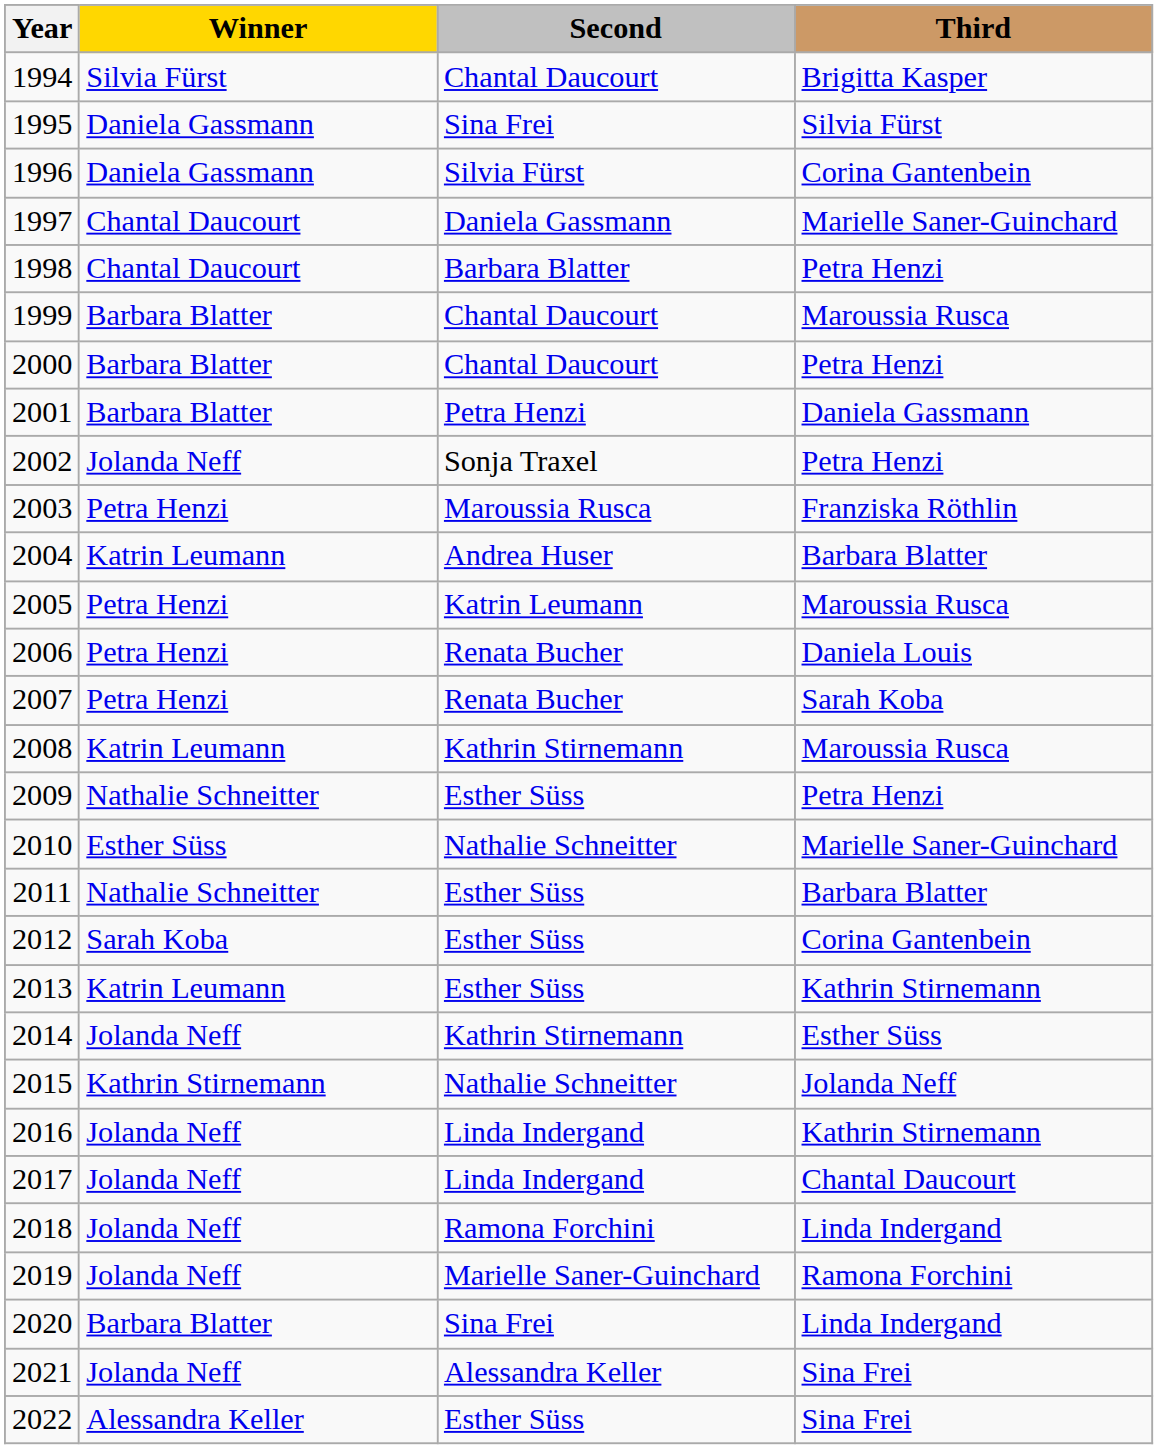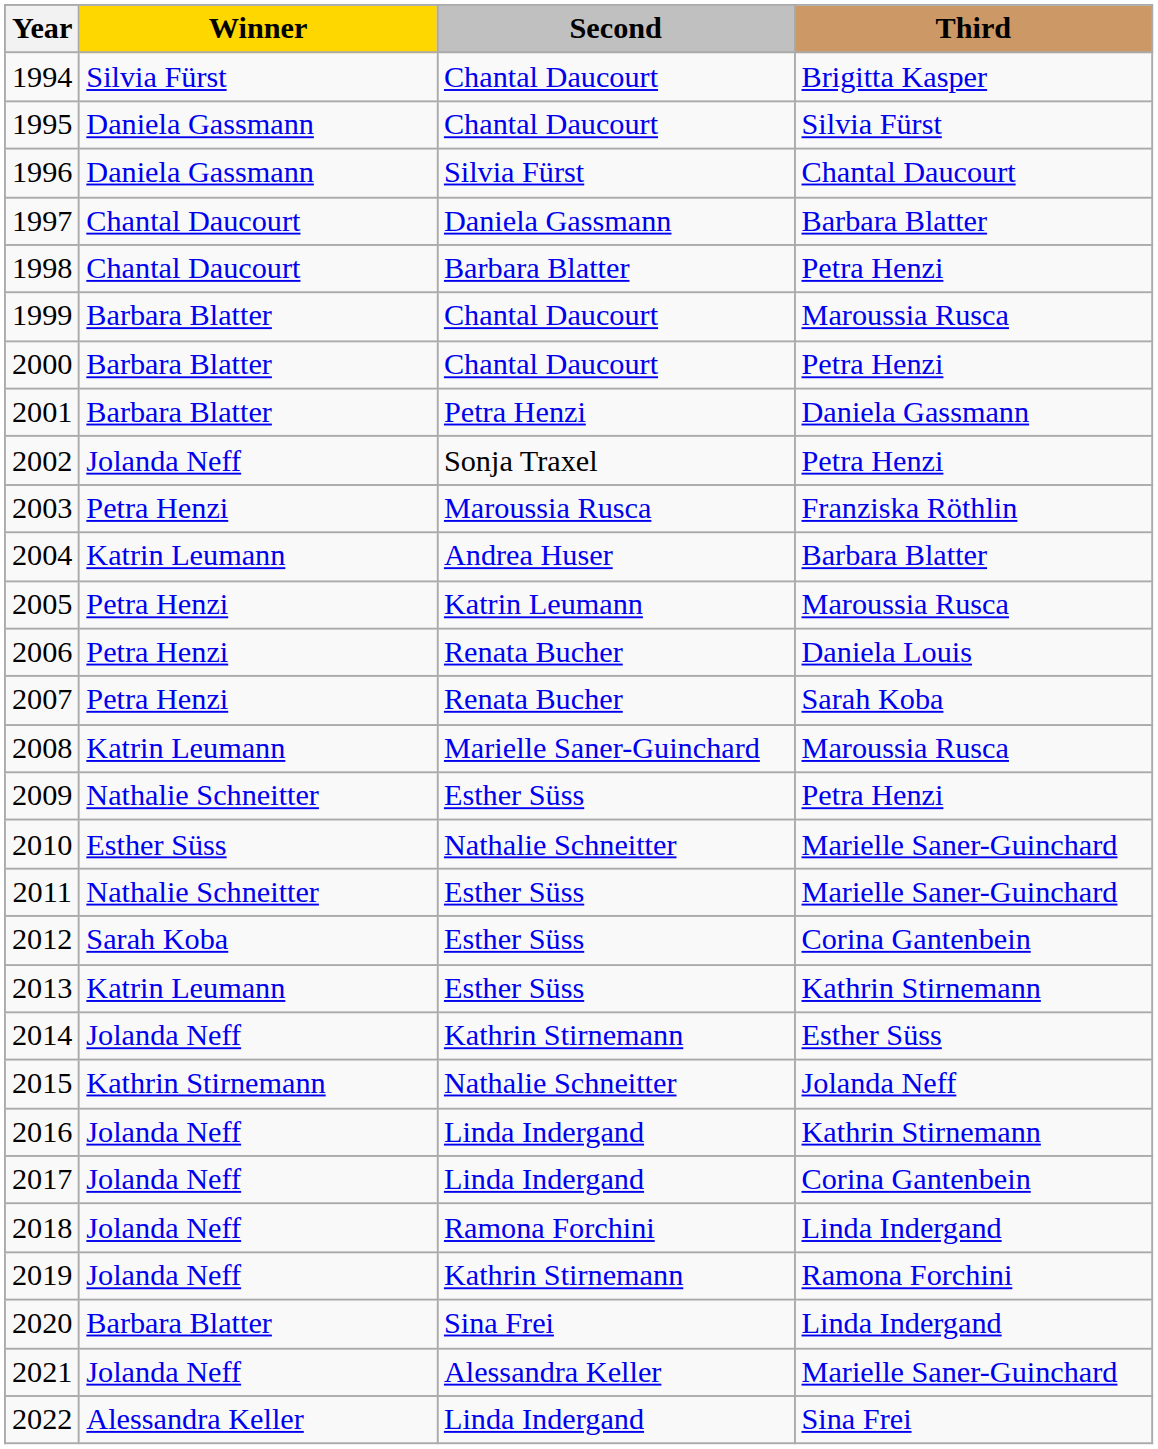(499, 124) Sina Frei -> (551, 124) Chantal Daucourt
(916, 172) Corina Gantenbein -> (909, 172) Chantal Daucourt
(959, 220) Marielle Saner-Guinchard -> (894, 220) Barbara Blatter
(564, 747) Kathrin Stirnemann -> (602, 747) Marielle Saner-Guinchard
(894, 891) Barbara Blatter -> (959, 891) Marielle Saner-Guinchard
(909, 1179) Chantal Daucourt -> (916, 1179) Corina Gantenbein
(602, 1275) Marielle Saner-Guinchard -> (564, 1275) Kathrin Stirnemann
(857, 1371) Sina Frei -> (959, 1371) Marielle Saner-Guinchard
(514, 1419) Esther Süss -> (544, 1419) Linda Indergand
